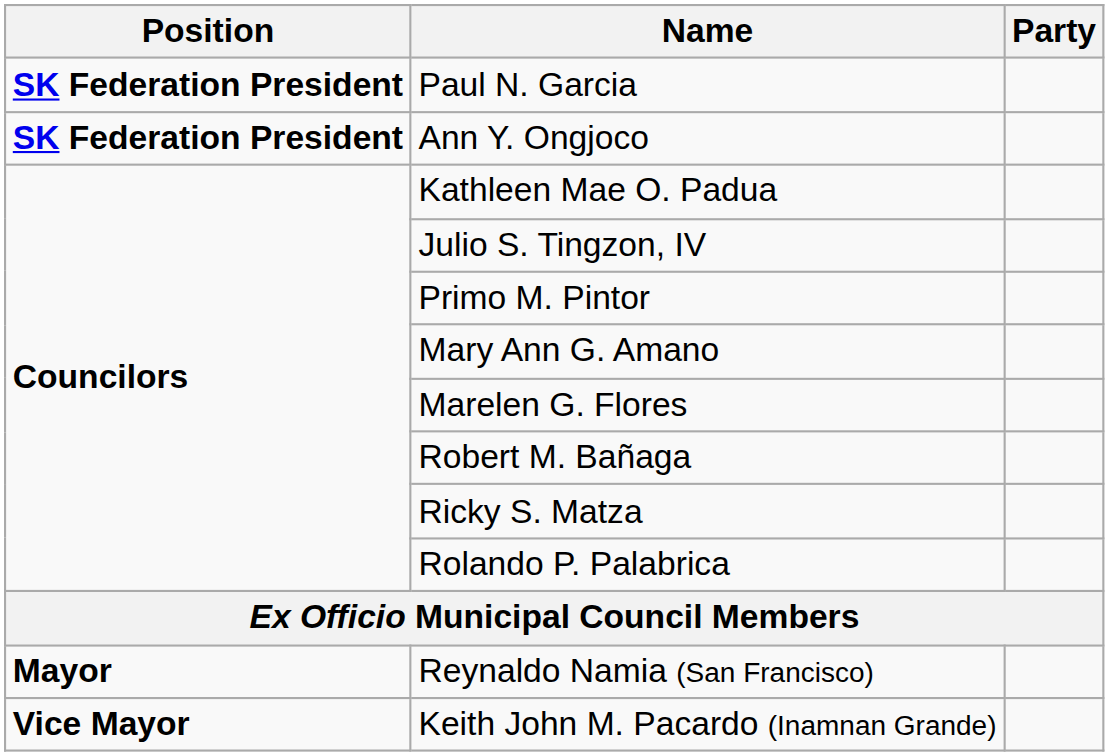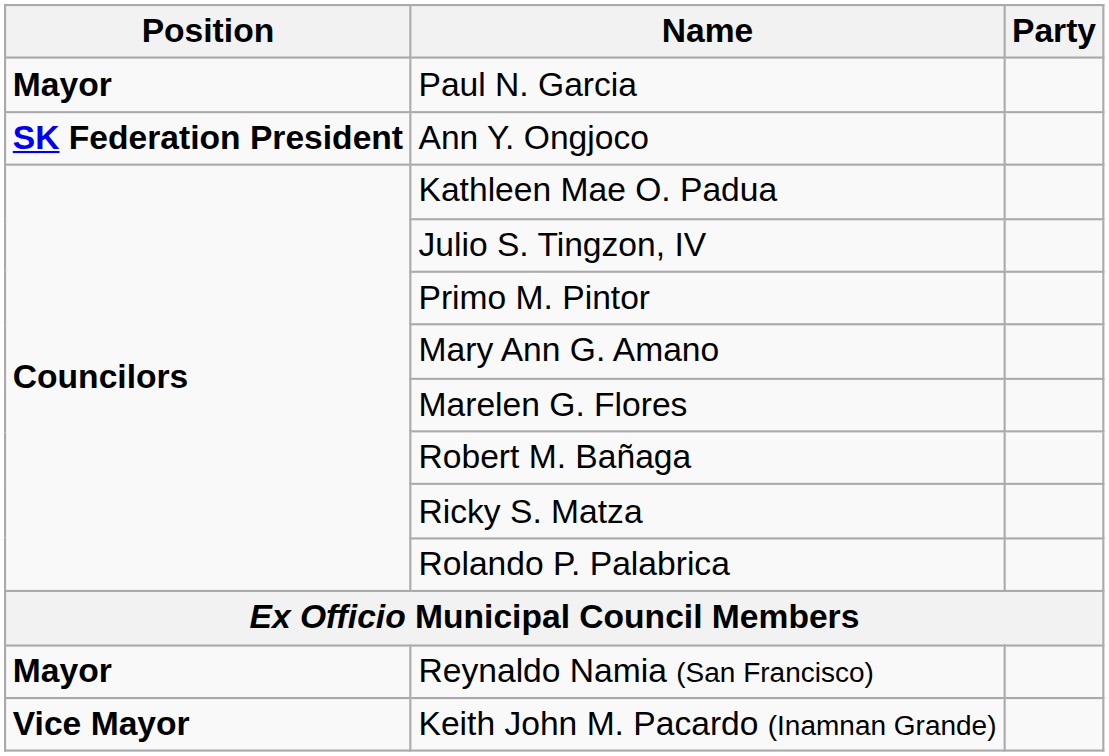(208, 84) SK Federation President -> (62, 84) Mayor
